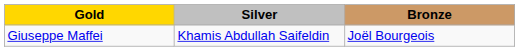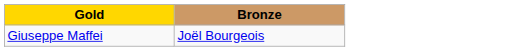- column: (259, 14)
